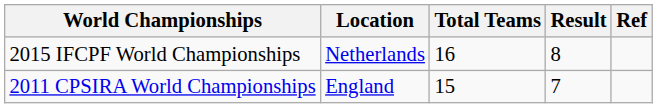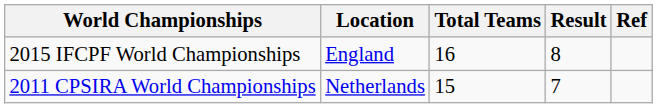(375, 53) Netherlands -> (360, 53) England
(360, 86) England -> (375, 86) Netherlands
